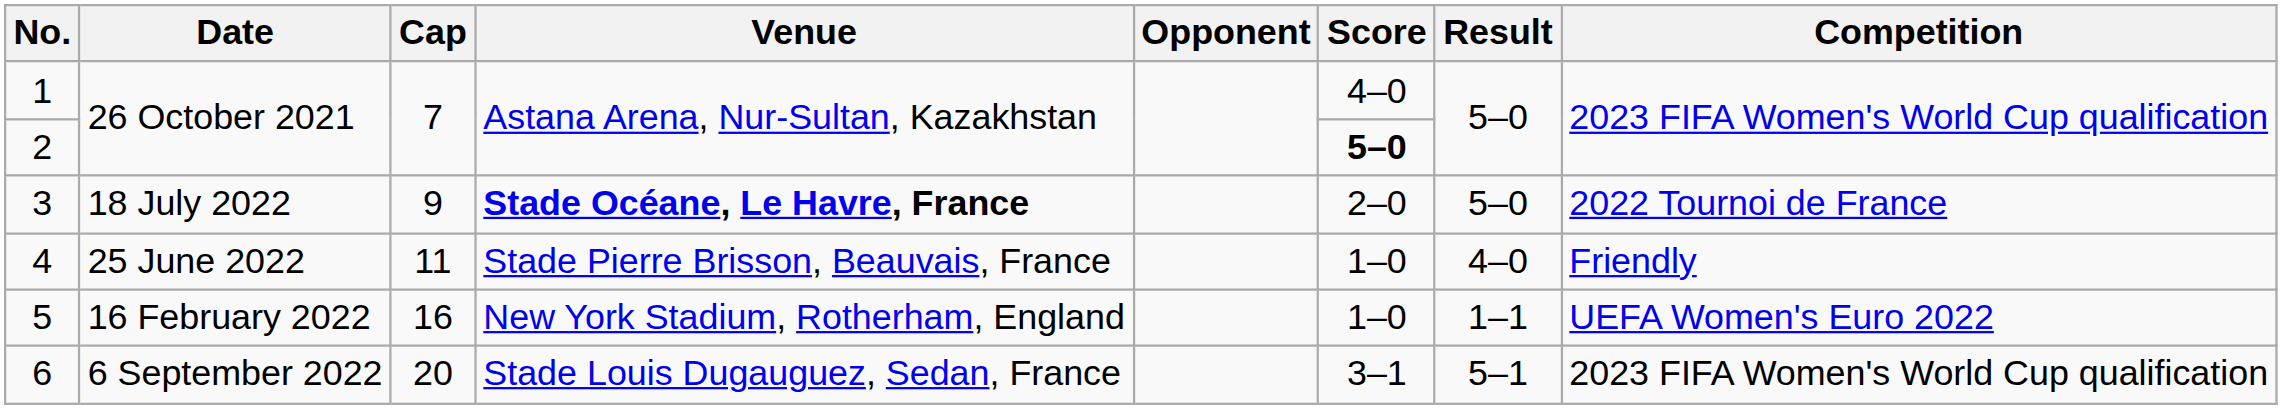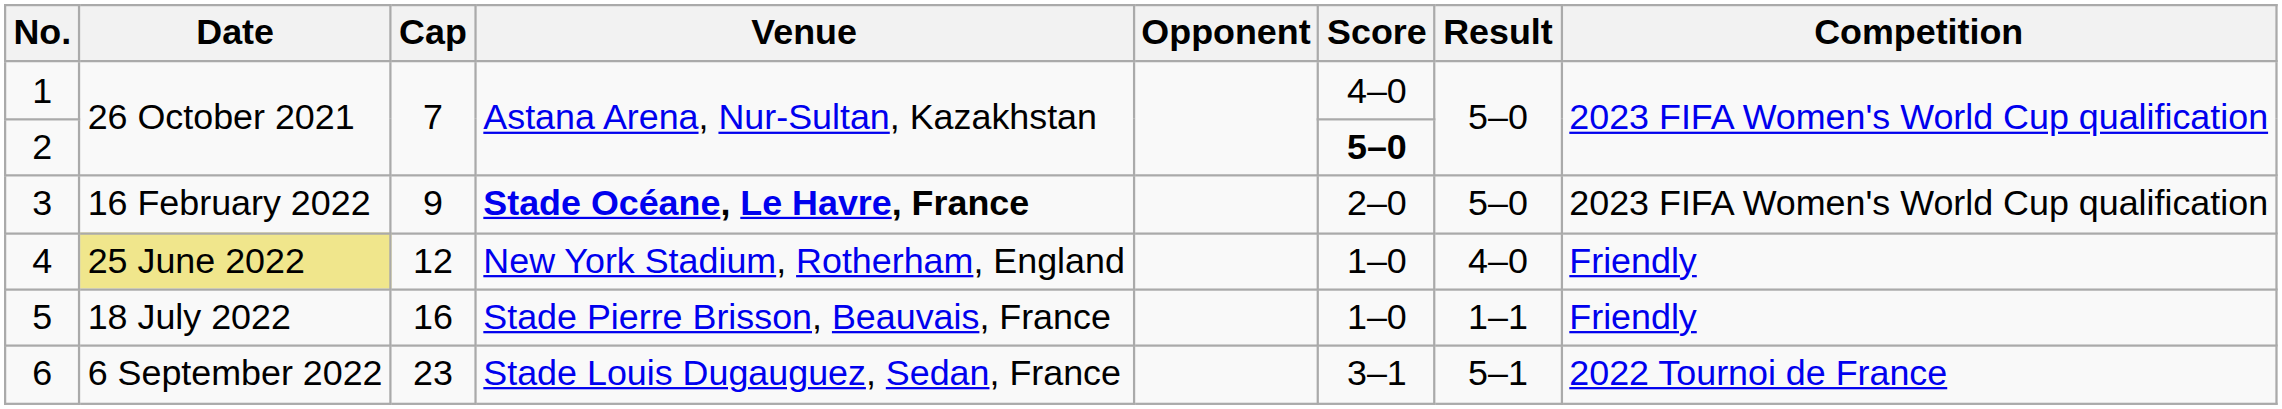(189, 203) 18 July 2022 -> (229, 203) 16 February 2022
(1758, 203) 2022 Tournoi de France -> (1919, 203) 2023 FIFA Women's World Cup qualification
(196, 260) no background -> (196, 260) khaki background
(433, 260) 11 -> (433, 260) 12
(797, 260) Stade Pierre Brisson, Beauvais, France -> (804, 260) New York Stadium, Rotherham, England
(229, 317) 16 February 2022 -> (189, 317) 18 July 2022
(804, 317) New York Stadium, Rotherham, England -> (797, 317) Stade Pierre Brisson, Beauvais, France
(1782, 317) UEFA Women's Euro 2022 -> (1633, 317) Friendly
(433, 373) 20 -> (433, 373) 23
(1919, 373) 2023 FIFA Women's World Cup qualification -> (1758, 373) 2022 Tournoi de France
